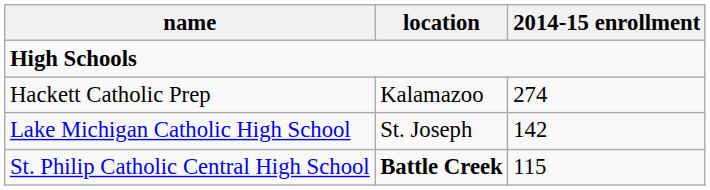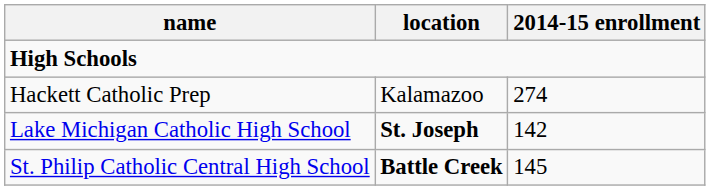(426, 130) normal -> (429, 130) bold
(530, 166) 115 -> (530, 166) 145
